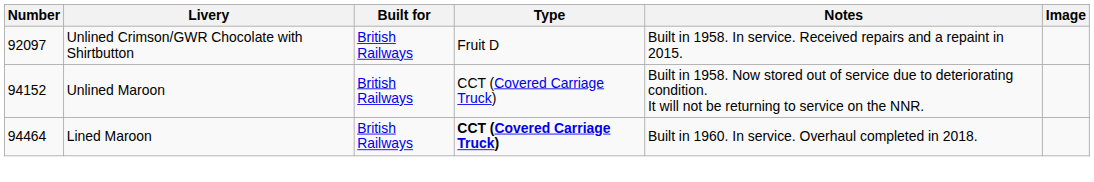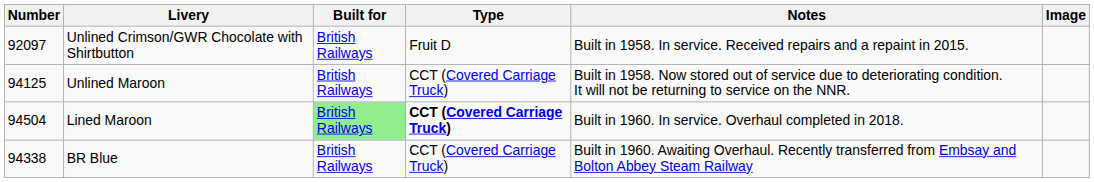(27, 91) 94152 -> (27, 83) 94125
(27, 136) 94464 -> (27, 120) 94504
(385, 136) no background -> (345, 120) lightgreen background
+ row: (92, 158)
